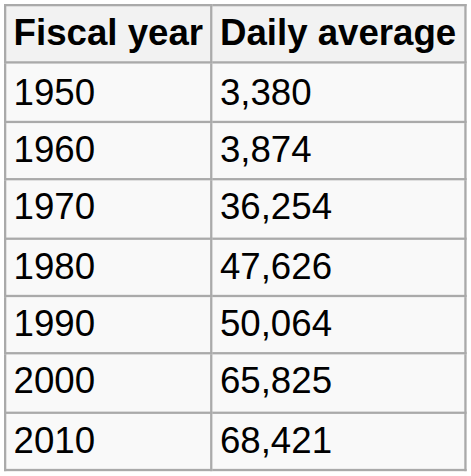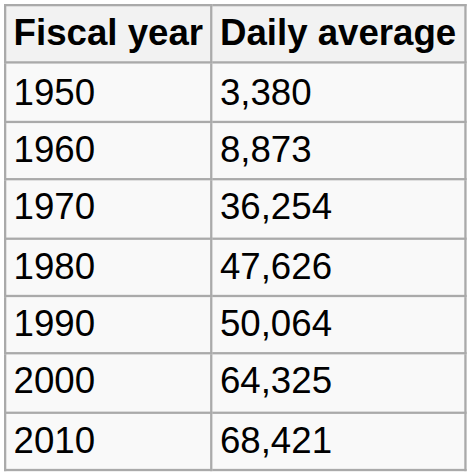(266, 149) 3,874 -> (266, 149) 8,873
(276, 382) 65,825 -> (276, 382) 64,325
